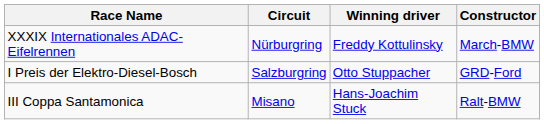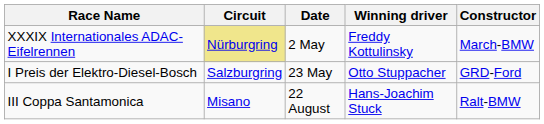+ column: (315, 15)
(287, 44) no background -> (242, 44) khaki background
